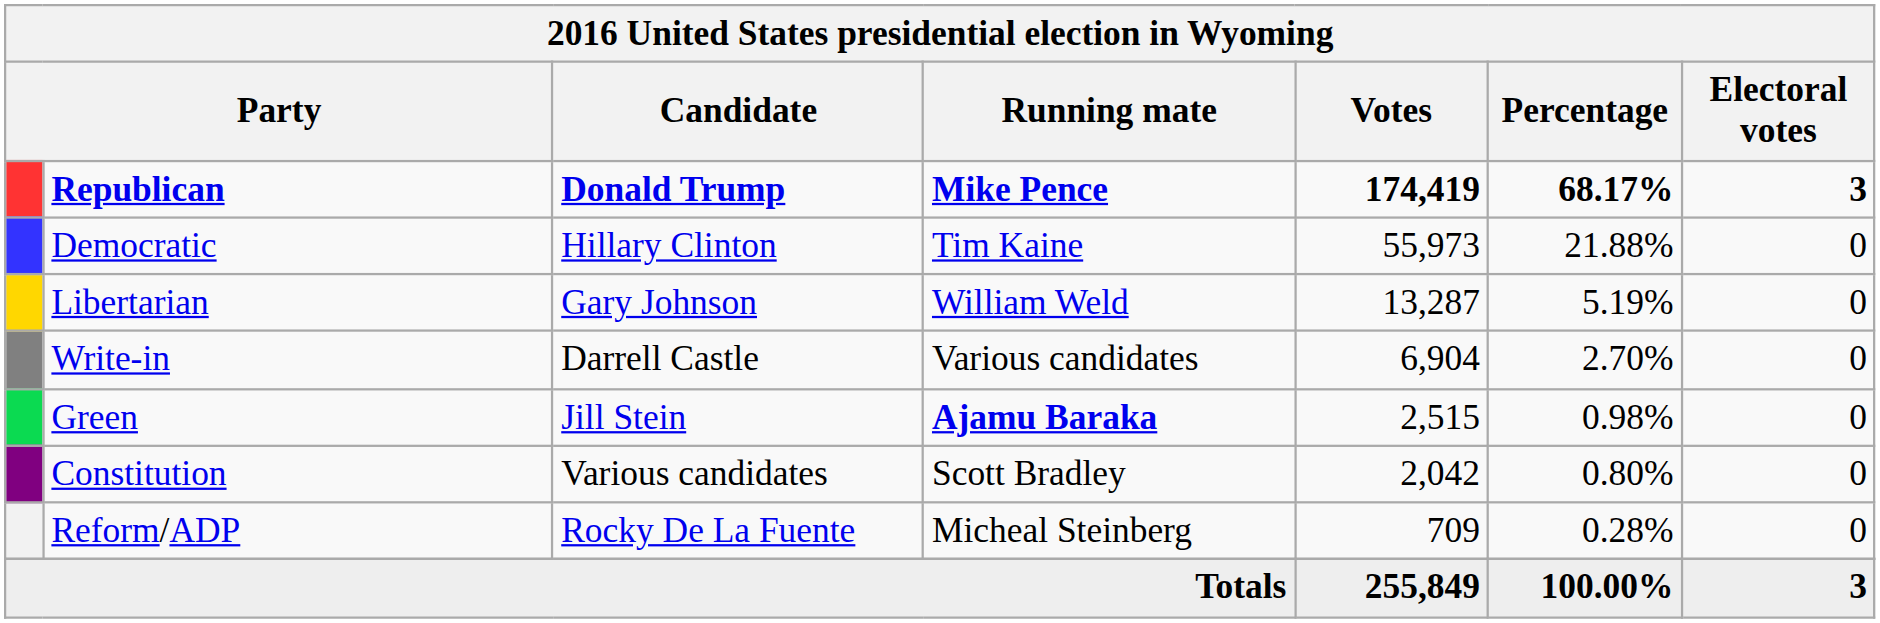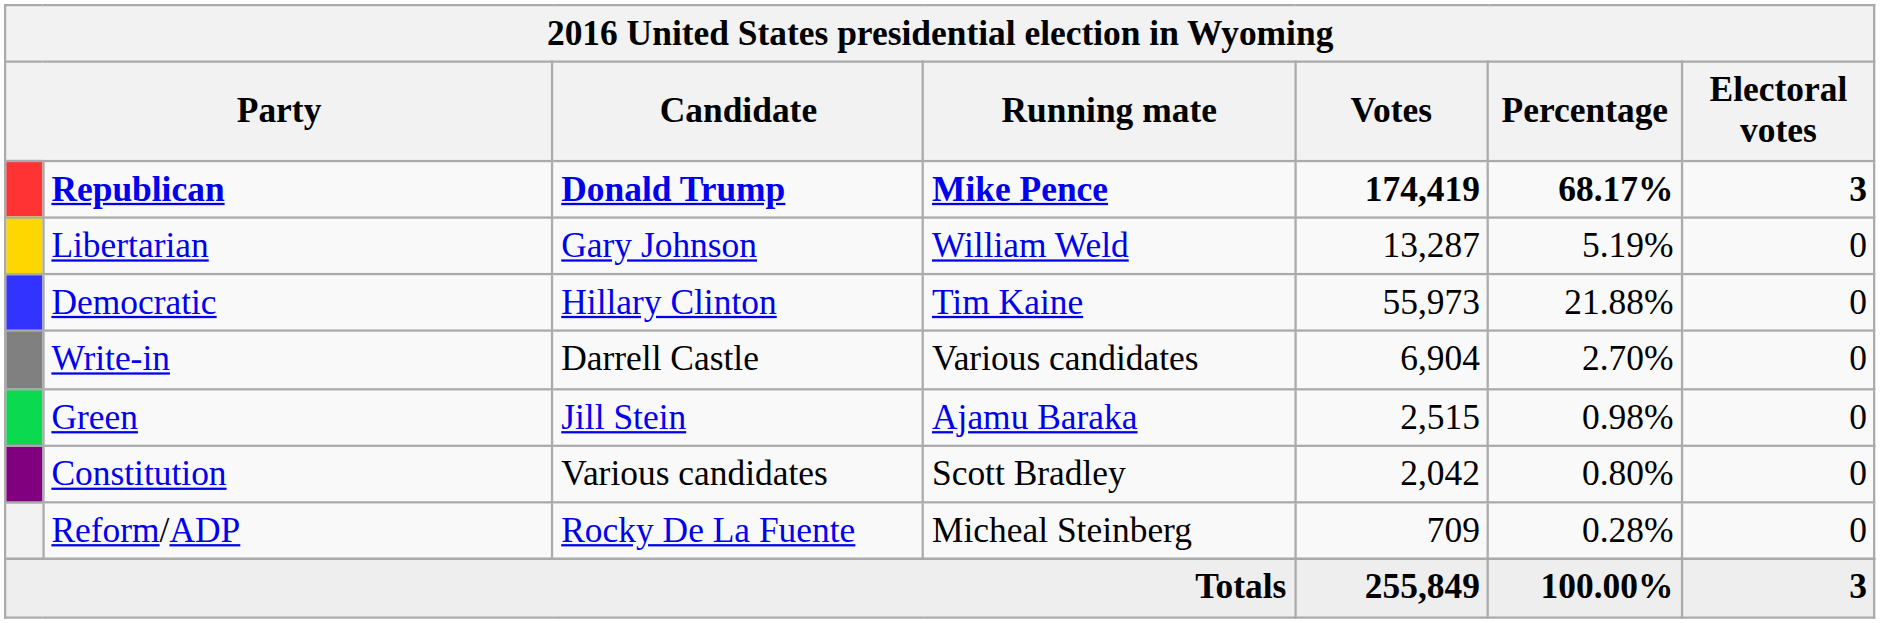rows swapped: (134, 244) <-> (130, 301)
(1045, 415) bold -> (1035, 415) normal
